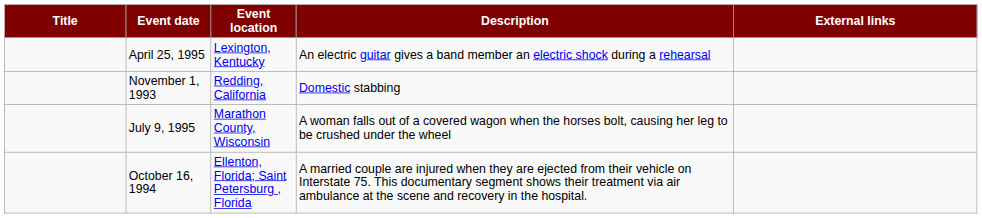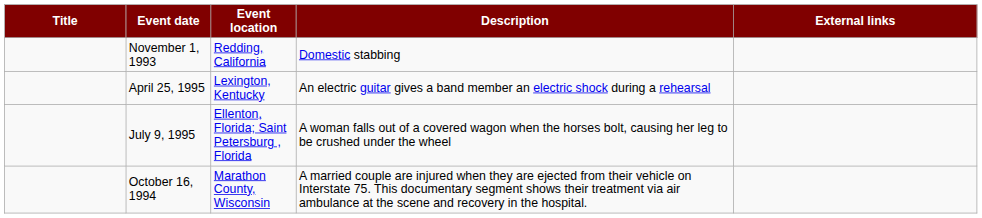rows swapped: (167, 54) <-> (164, 87)
(242, 128) Marathon County, Wisconsin -> (250, 135) Ellenton, Florida; Saint Petersburg , Florida
(250, 182) Ellenton, Florida; Saint Petersburg , Florida -> (242, 189) Marathon County, Wisconsin
